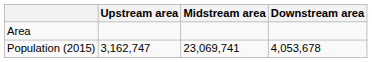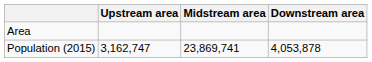(212, 48) 23,069,741 -> (212, 48) 23,869,741
(296, 48) 4,053,678 -> (296, 48) 4,053,878
